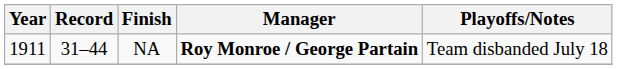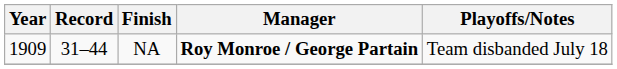(28, 49) 1911 -> (28, 49) 1909
